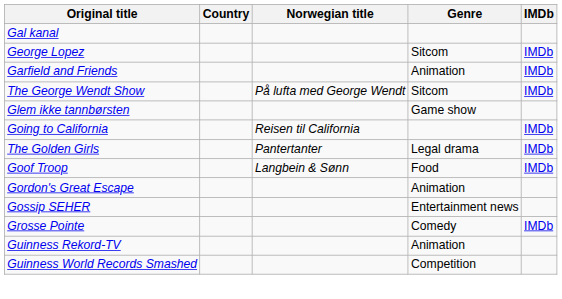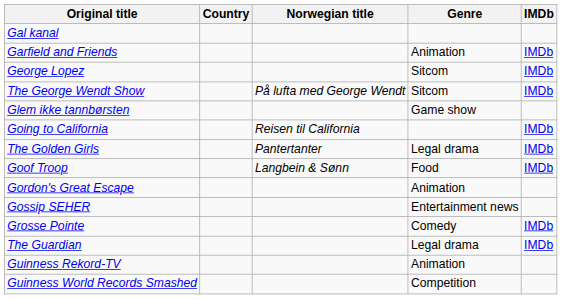rows swapped: (62, 71) <-> (46, 52)
+ row: (44, 245)
